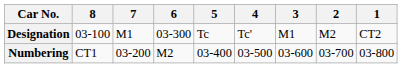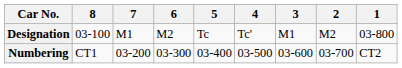(174, 33) 03-300 -> (165, 33) M2
(370, 33) CT2 -> (377, 33) 03-800
(165, 53) M2 -> (174, 53) 03-300
(377, 53) 03-800 -> (370, 53) CT2
